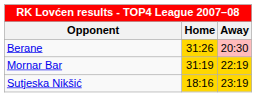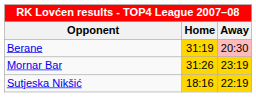(200, 48) 31:26 -> (200, 48) 31:19
(200, 65) 31:19 -> (200, 65) 31:26
(235, 65) 22:19 -> (235, 65) 23:19
(235, 83) 23:19 -> (235, 83) 22:19
